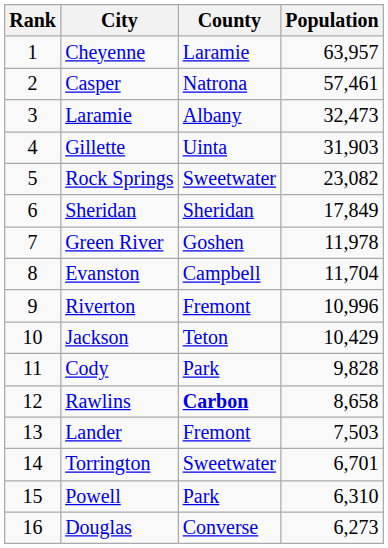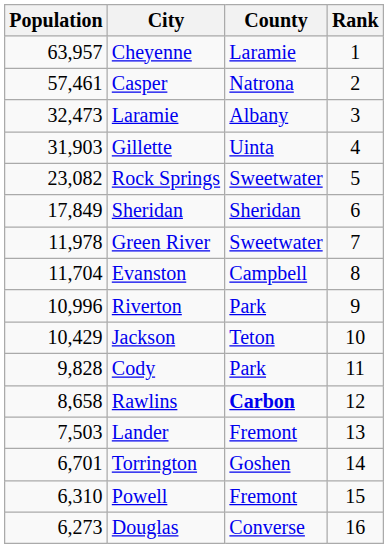columns swapped: (33, 20) <-> (332, 20)
(213, 242) Goshen -> (276, 242) Sweetwater
(217, 305) Fremont -> (248, 305) Park
(229, 464) Sweetwater -> (260, 464) Goshen
(201, 496) Park -> (263, 496) Fremont
